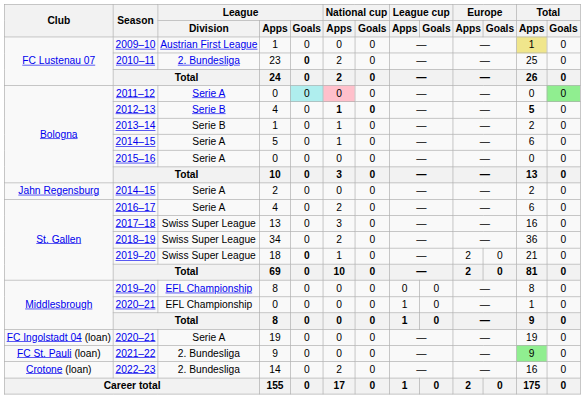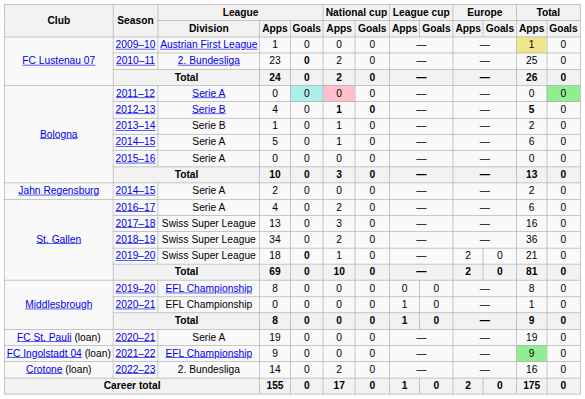(59, 337) FC Ingolstadt 04 (loan) -> (59, 337) FC St. Pauli (loan)
(59, 353) FC St. Pauli (loan) -> (59, 353) FC Ingolstadt 04 (loan)
(209, 353) 2. Bundesliga -> (209, 353) EFL Championship
